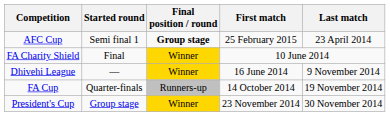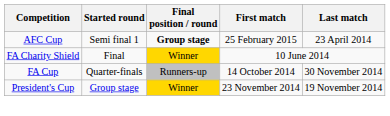- row: (43, 71)
(343, 87) 19 November 2014 -> (343, 71) 30 November 2014
(343, 103) 30 November 2014 -> (343, 87) 19 November 2014
